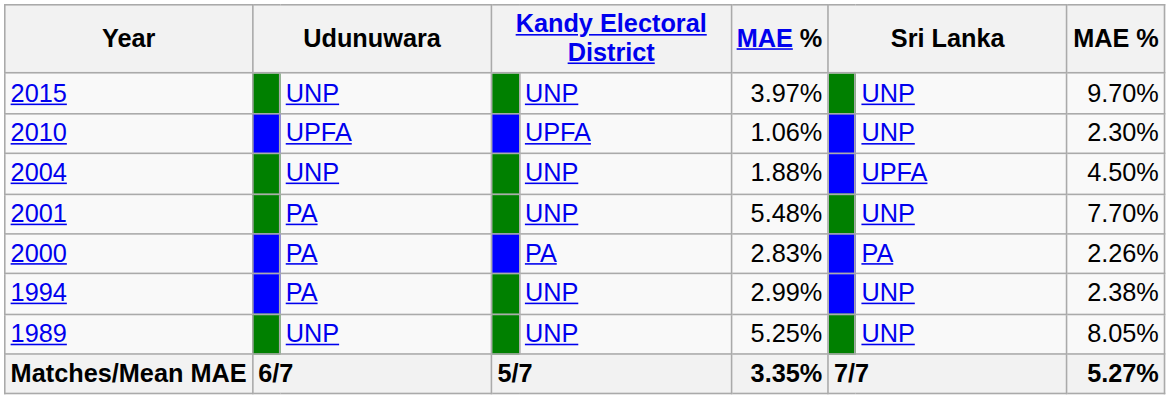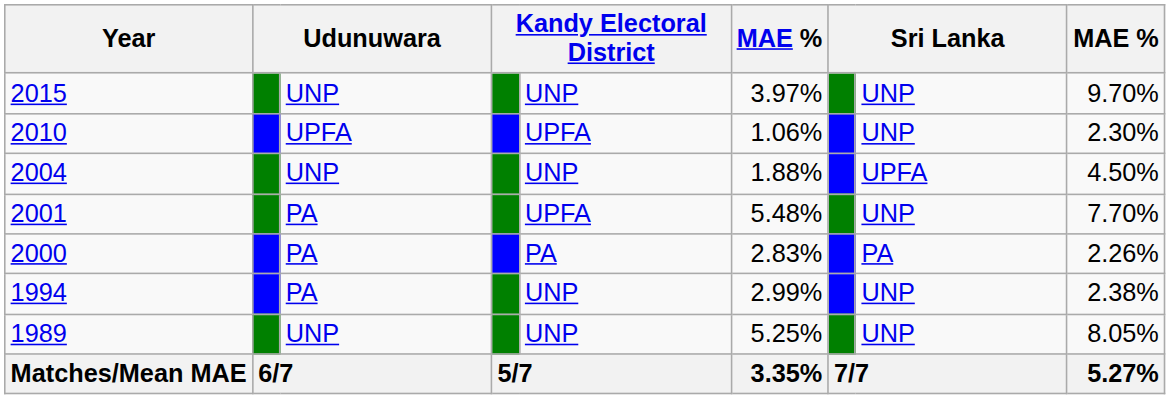(552, 213) UNP -> (558, 213) UPFA
